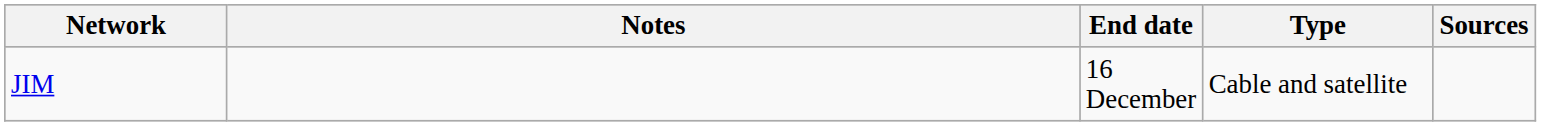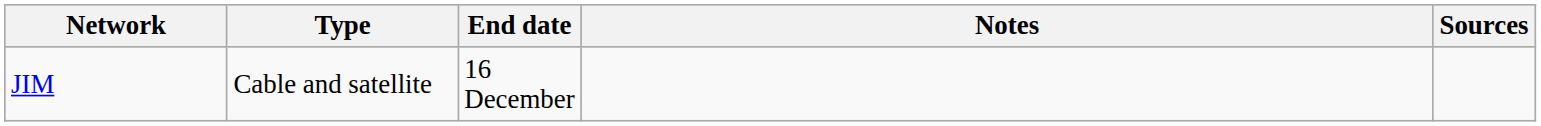columns swapped: (1318, 25) <-> (653, 25)
